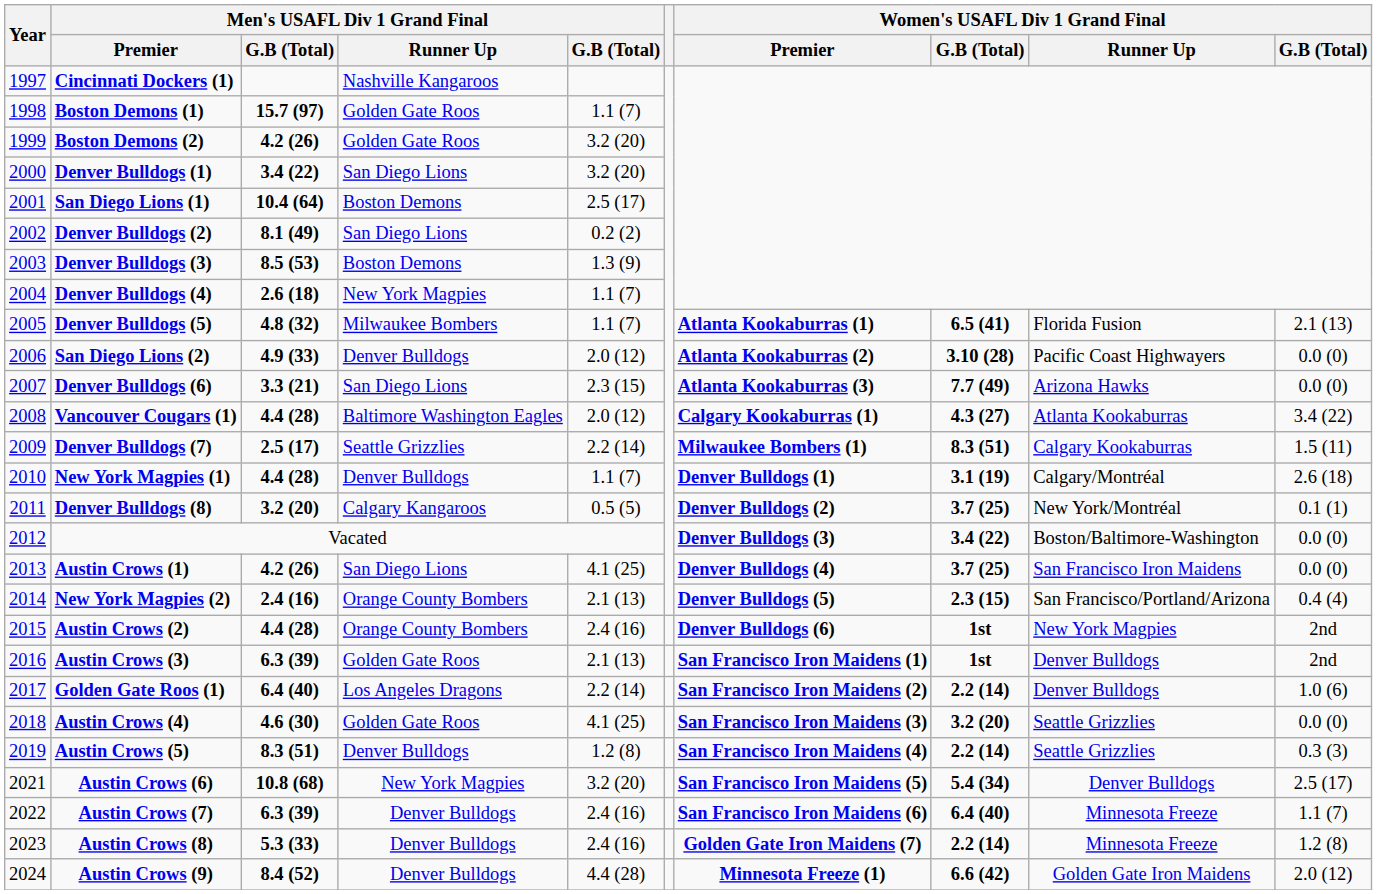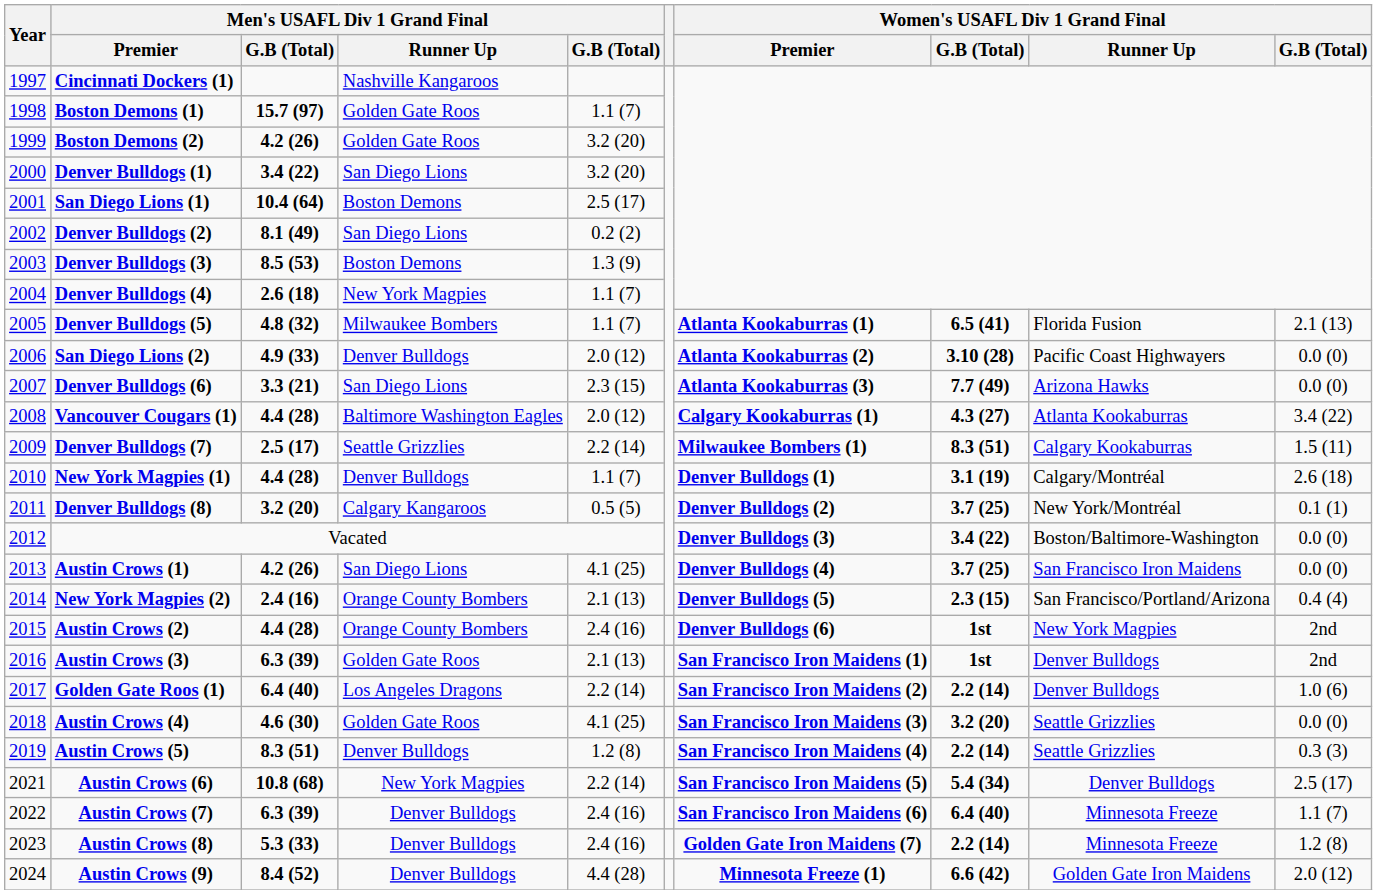(616, 782) 3.2 (20) -> (616, 782) 2.2 (14)
